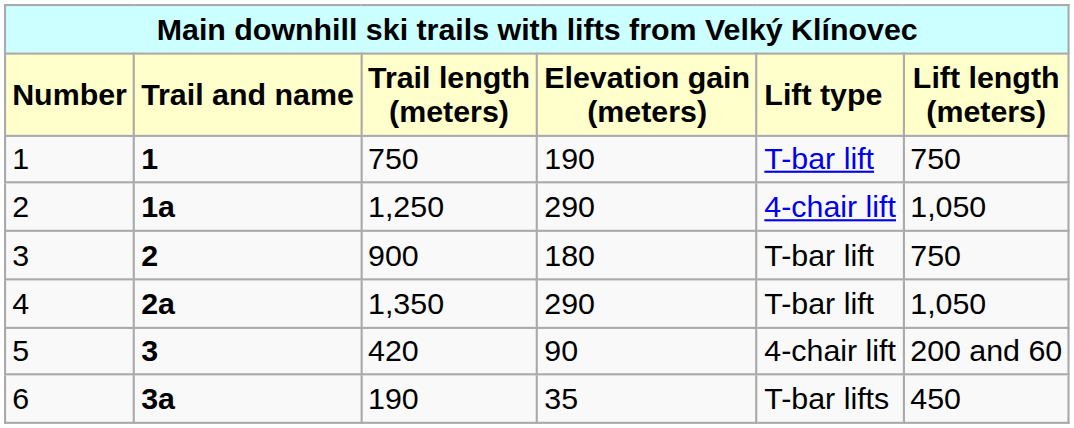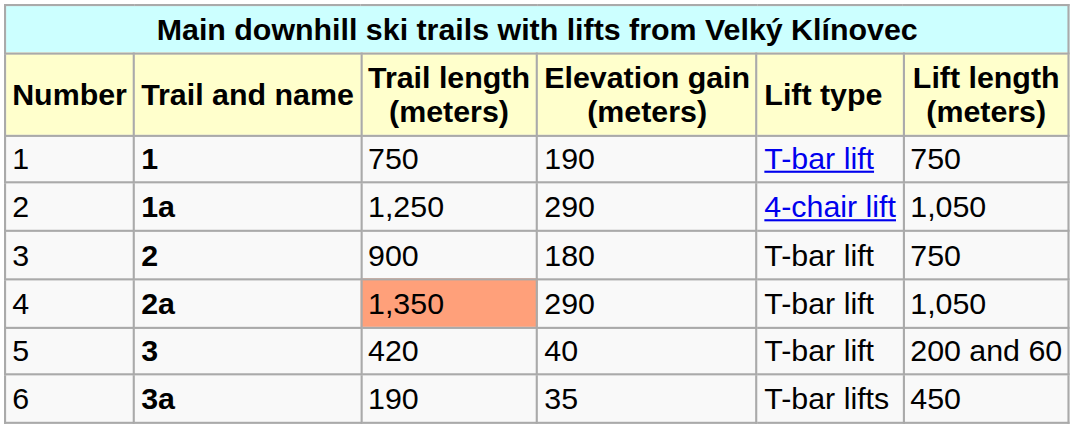(406, 303) no background -> (406, 303) lightsalmon background
(561, 351) 90 -> (561, 351) 40
(830, 351) 4-chair lift -> (819, 351) T-bar lift
